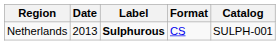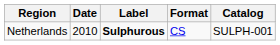(85, 31) 2013 -> (85, 31) 2010
